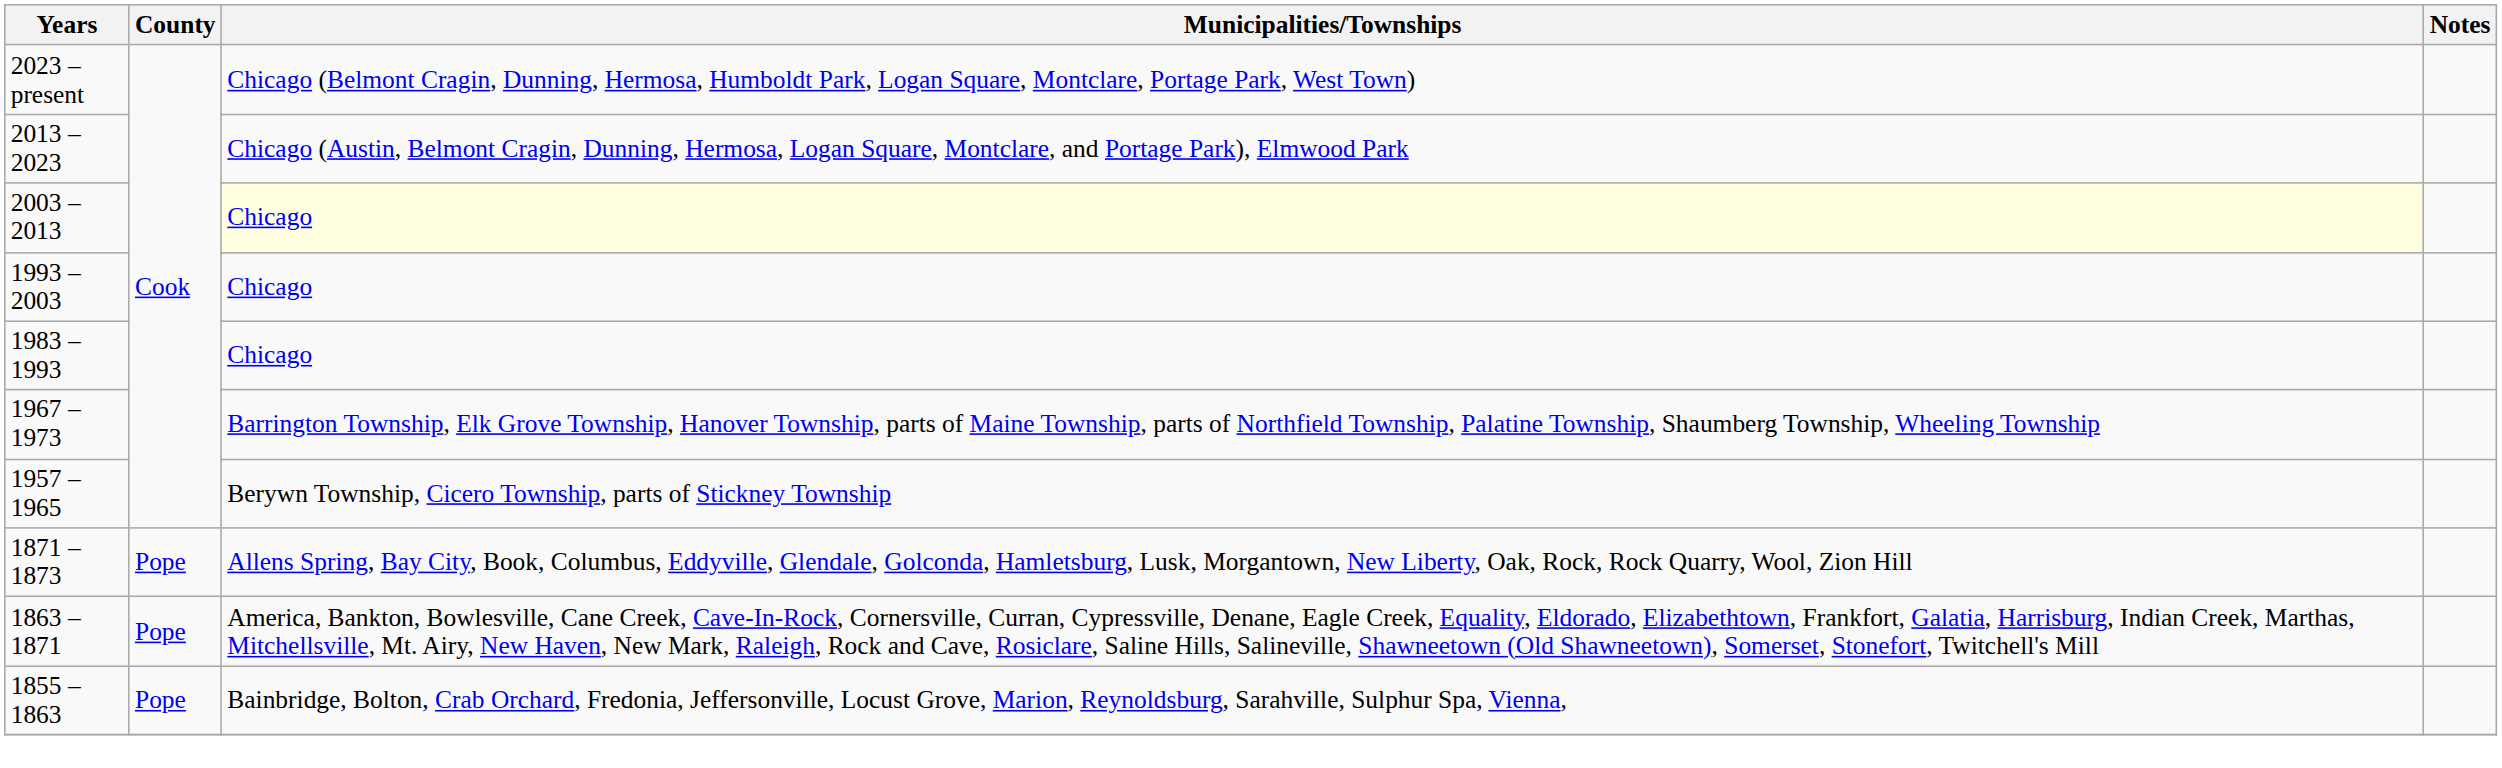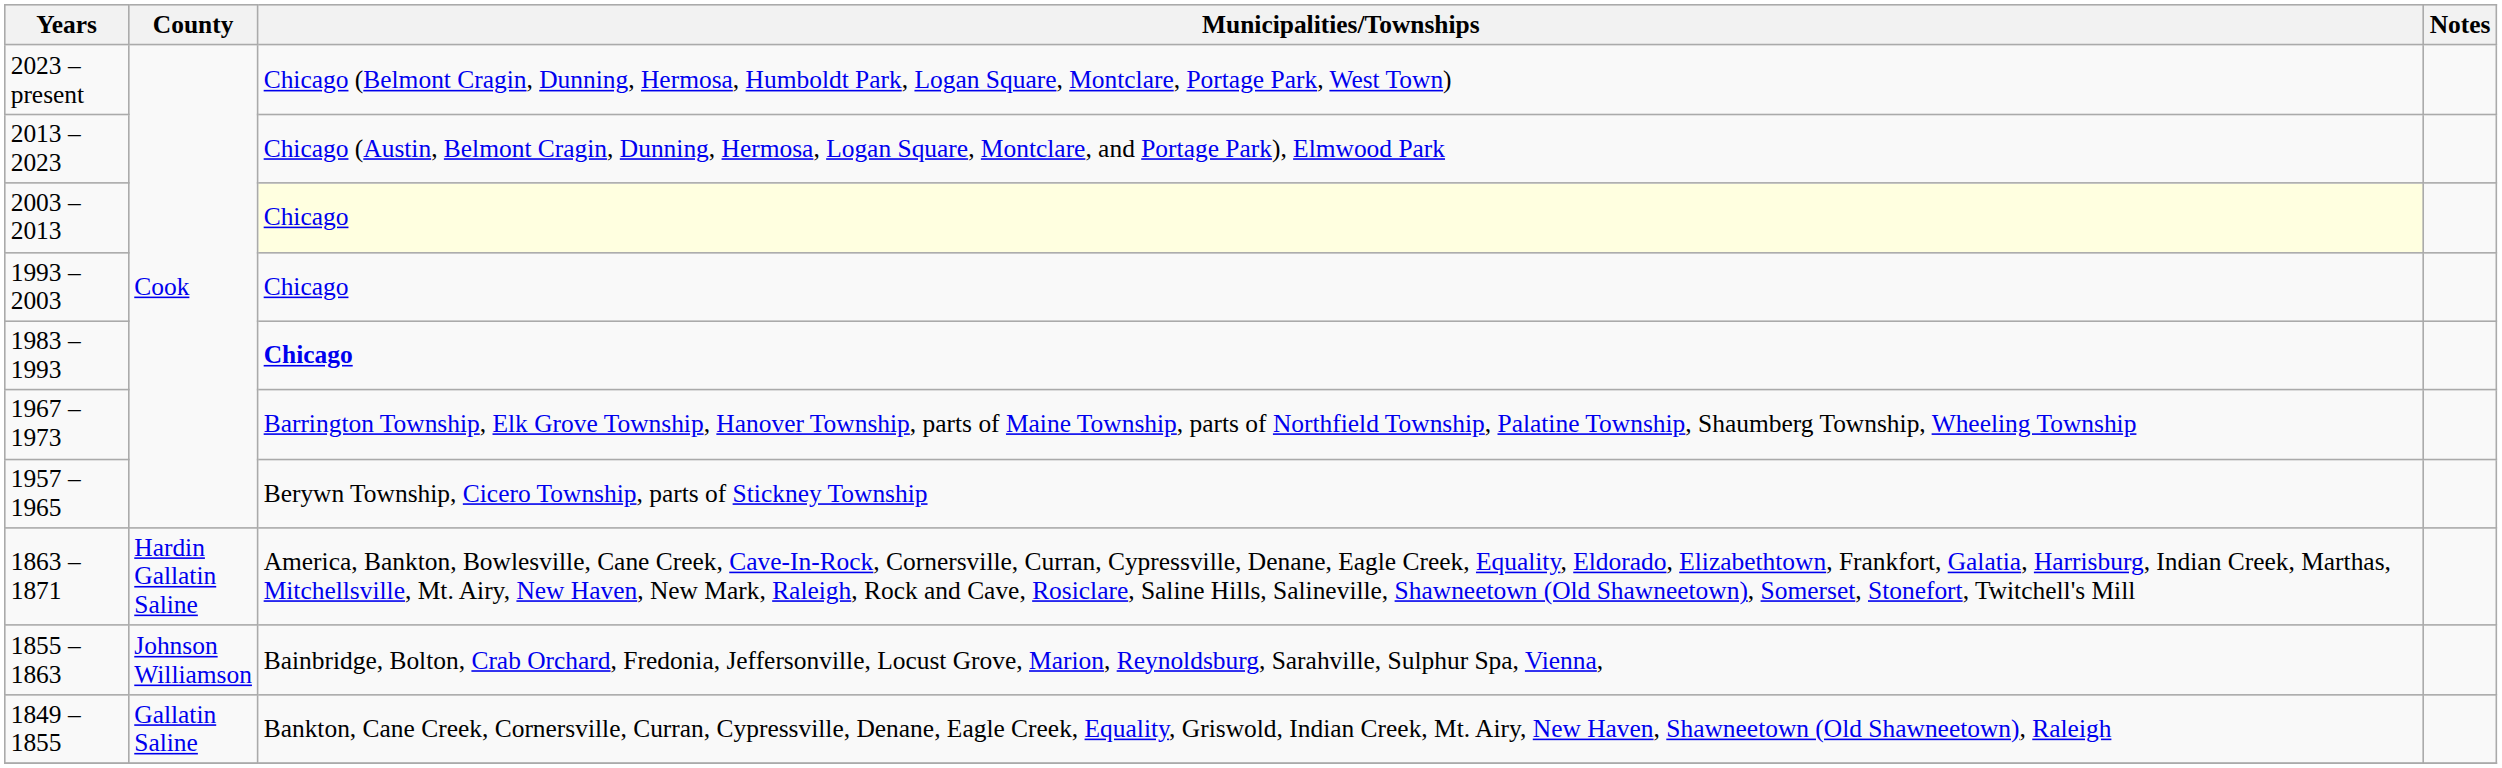(270, 355) normal -> (308, 355) bold
- row: (46, 562)
(160, 631) Pope -> (175, 576) Hardin Gallatin Saline
(160, 700) Pope -> (193, 659) Johnson Williamson
+ row: (46, 728)
